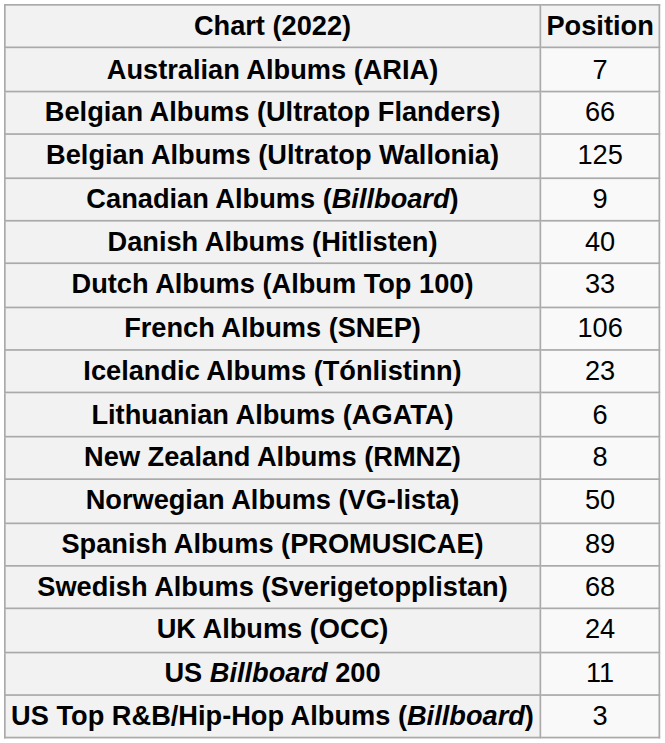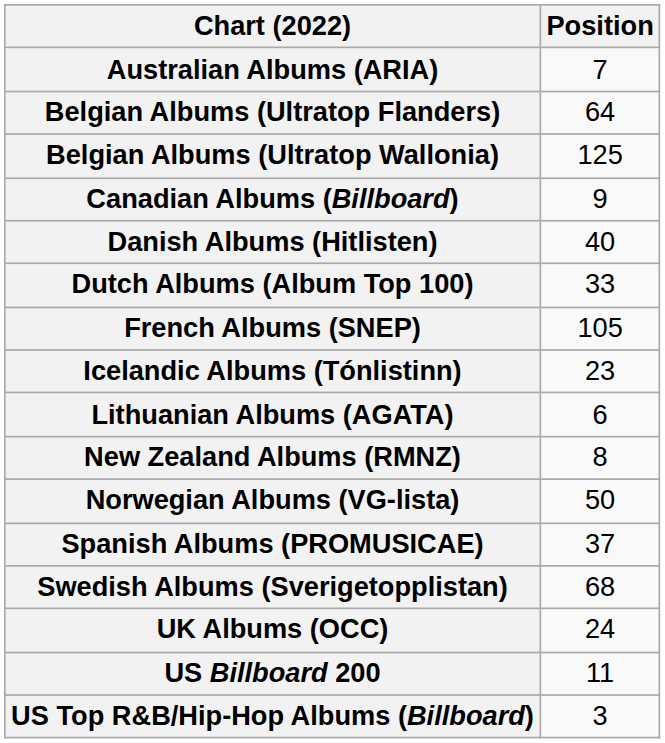(600, 112) 66 -> (600, 112) 64
(600, 328) 106 -> (600, 328) 105
(600, 543) 89 -> (600, 543) 37
